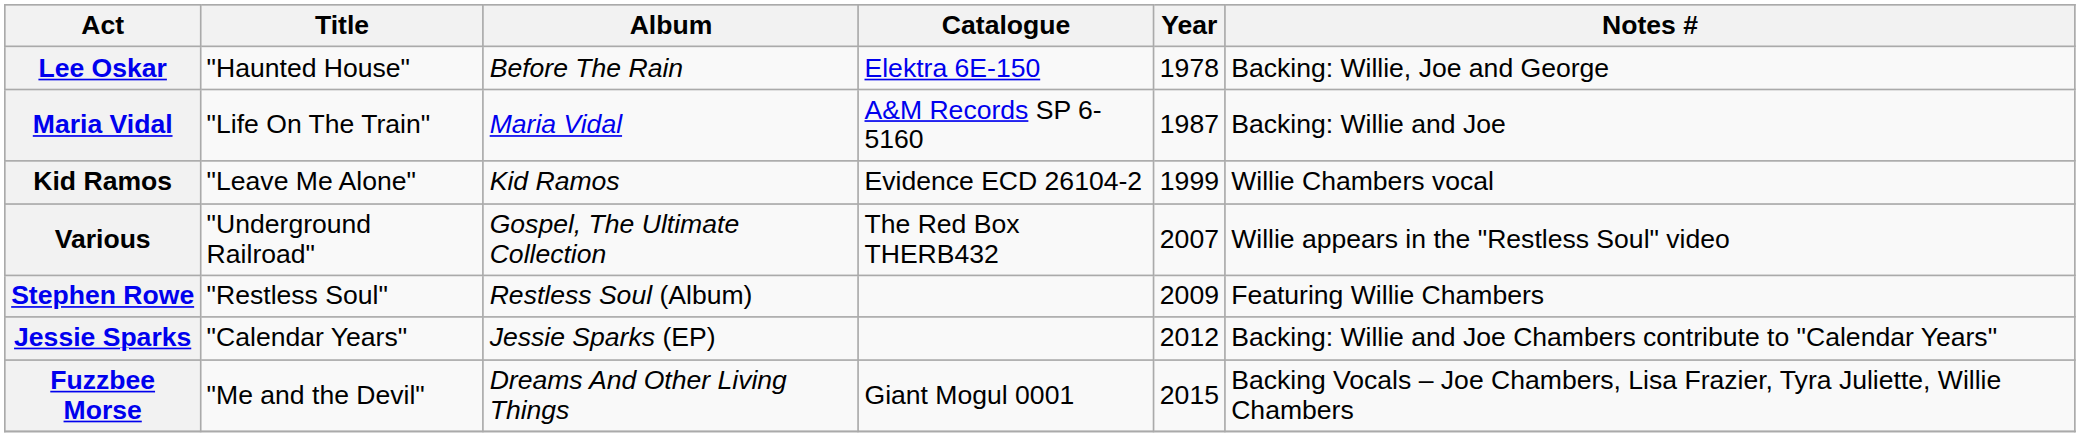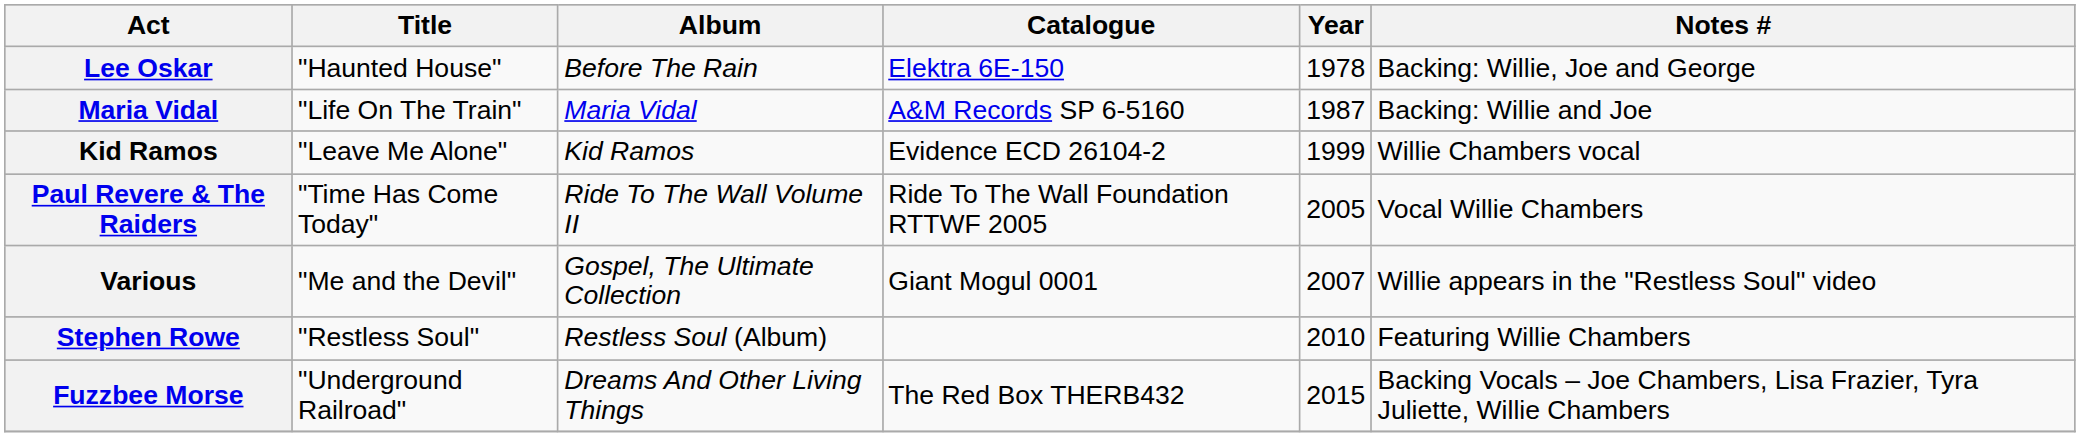+ row: (148, 208)
(289, 238) "Underground Railroad" -> (407, 280) "Me and the Devil"
(942, 238) The Red Box THERB432 -> (993, 280) Giant Mogul 0001
(1189, 295) 2009 -> (1336, 338) 2010
- row: (103, 338)
(316, 395) "Me and the Devil" -> (380, 395) "Underground Railroad"
(969, 395) Giant Mogul 0001 -> (1036, 395) The Red Box THERB432
